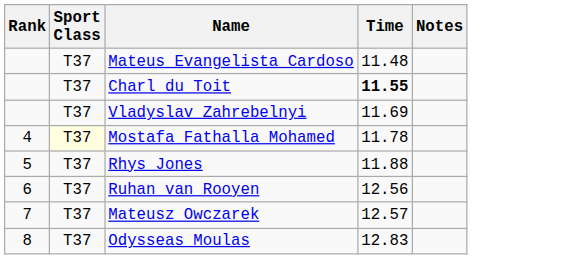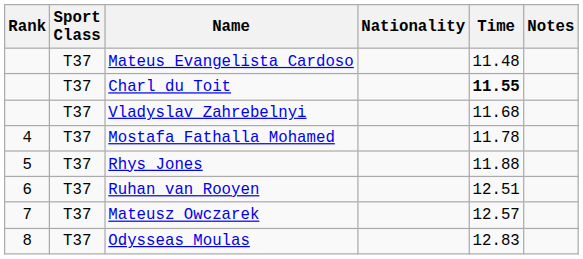+ column: (413, 26)
(385, 112) 11.69 -> (496, 112) 11.68
(77, 138) lightyellow background -> (77, 138) no background
(385, 189) 12.56 -> (496, 189) 12.51
